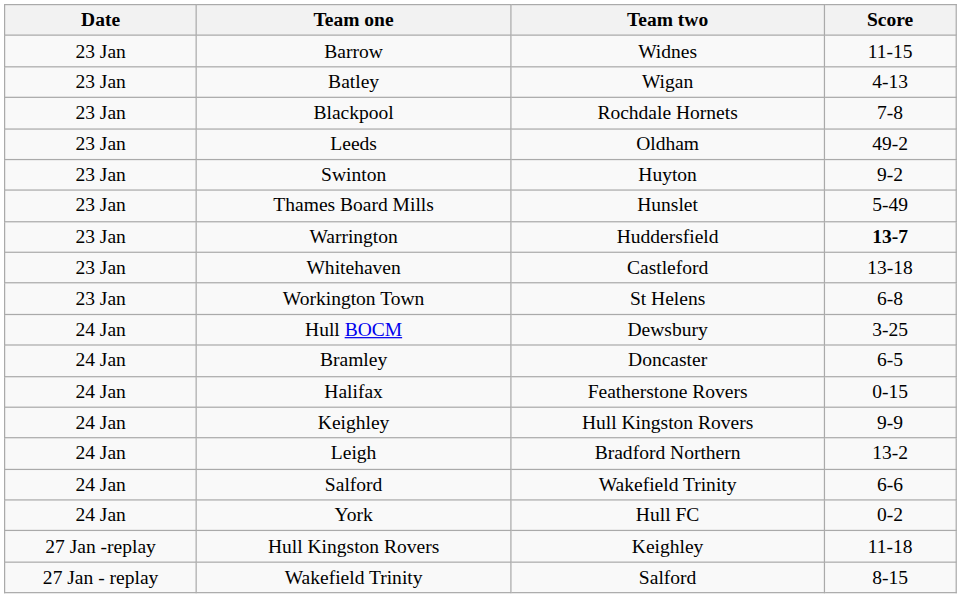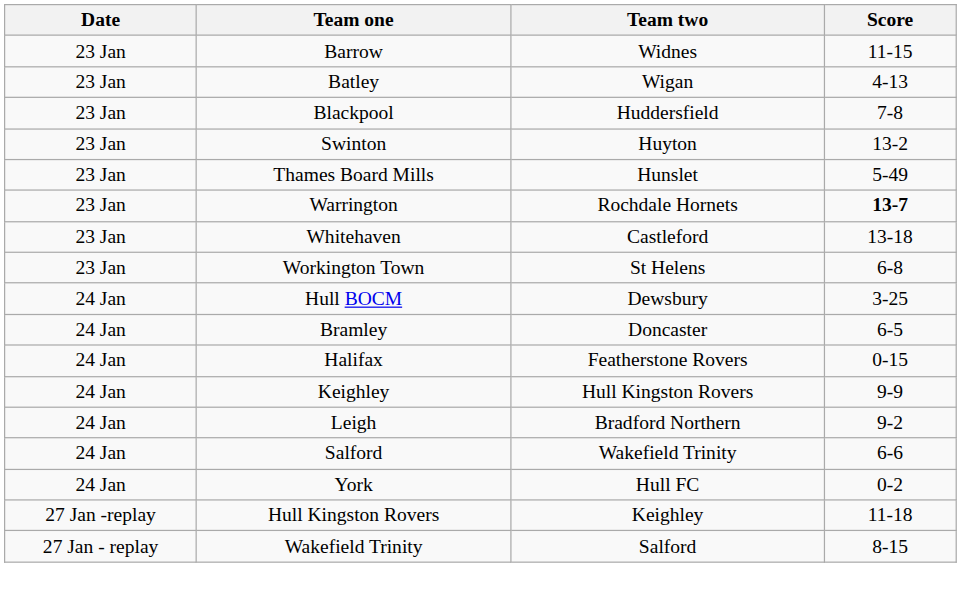(668, 112) Rochdale Hornets -> (668, 112) Huddersfield
- row: (354, 143)
(890, 174) 9-2 -> (890, 143) 13-2
(668, 236) Huddersfield -> (668, 205) Rochdale Hornets
(890, 453) 13-2 -> (890, 422) 9-2
